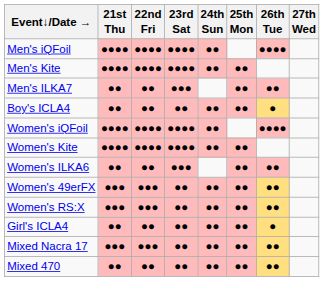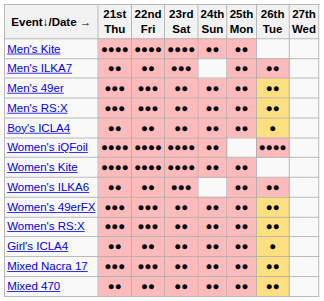- row: (39, 49)
+ row: (35, 88)
+ row: (37, 108)
